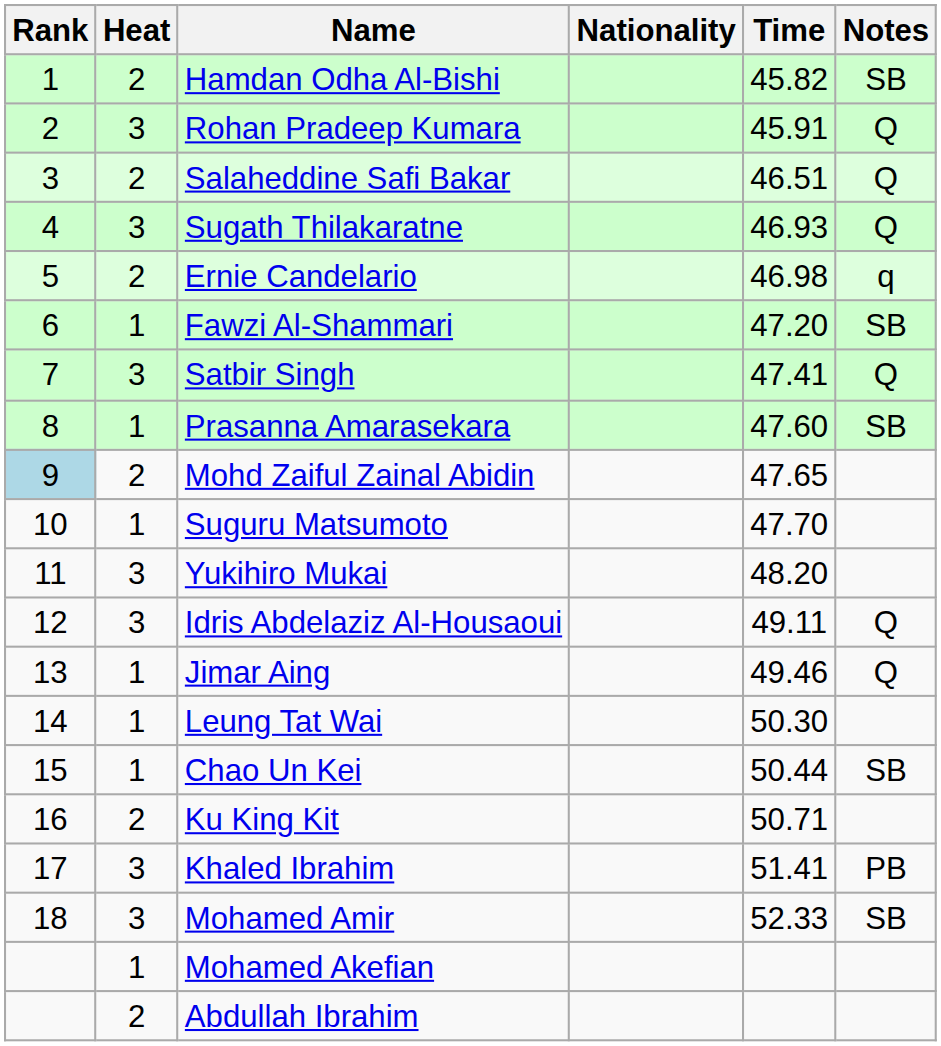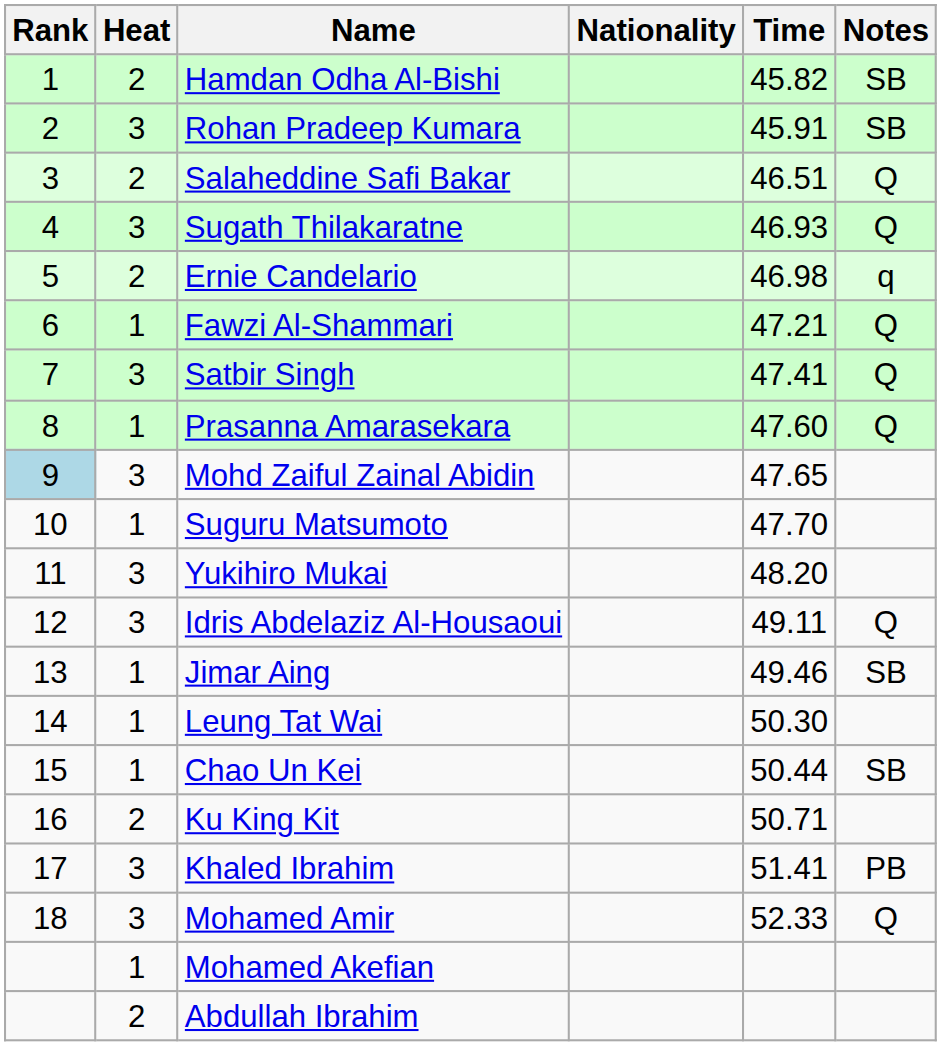(886, 129) Q -> (886, 129) SB
(789, 326) 47.20 -> (789, 326) 47.21
(886, 326) SB -> (886, 326) Q
(886, 425) SB -> (886, 425) Q
(137, 474) 2 -> (137, 474) 3
(886, 671) Q -> (886, 671) SB
(886, 918) SB -> (886, 918) Q
